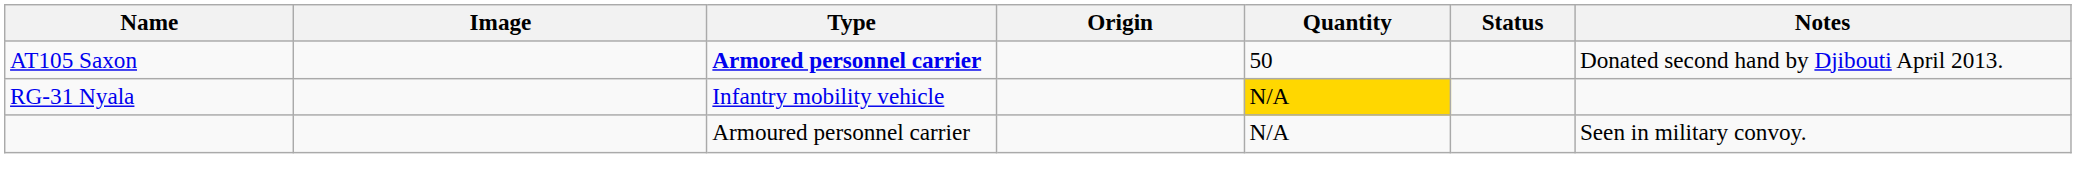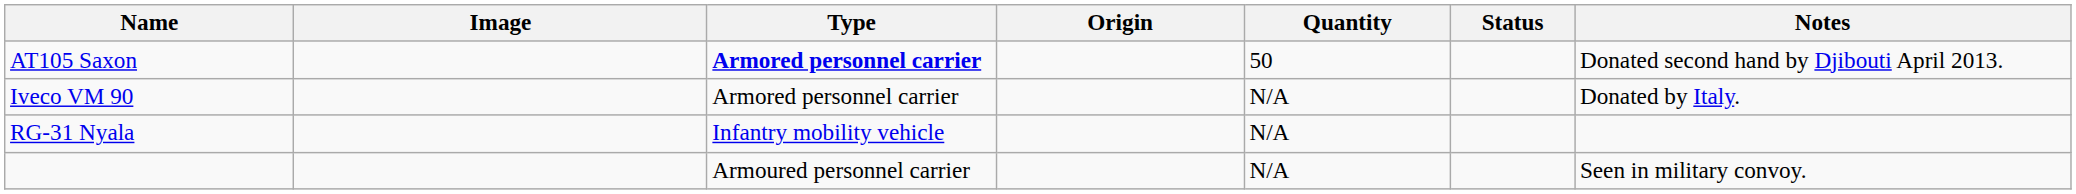+ row: (72, 96)
(1269, 96) gold background -> (1269, 133) no background
